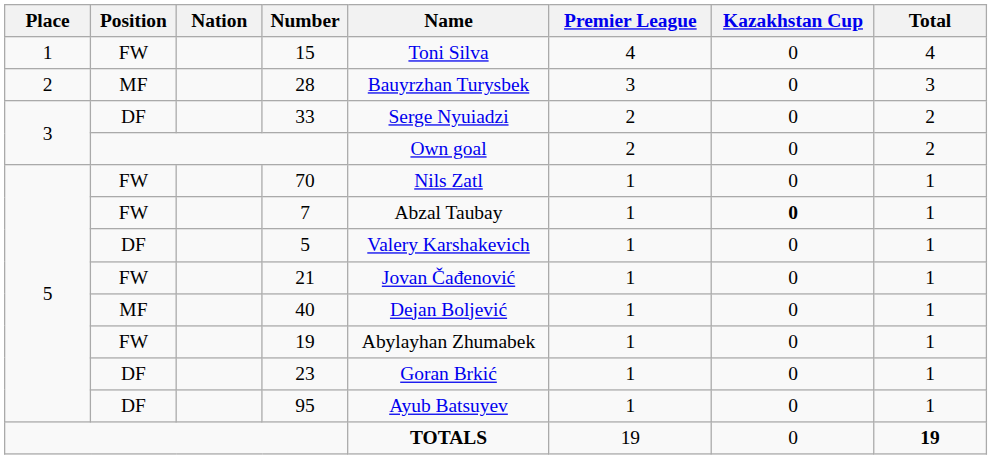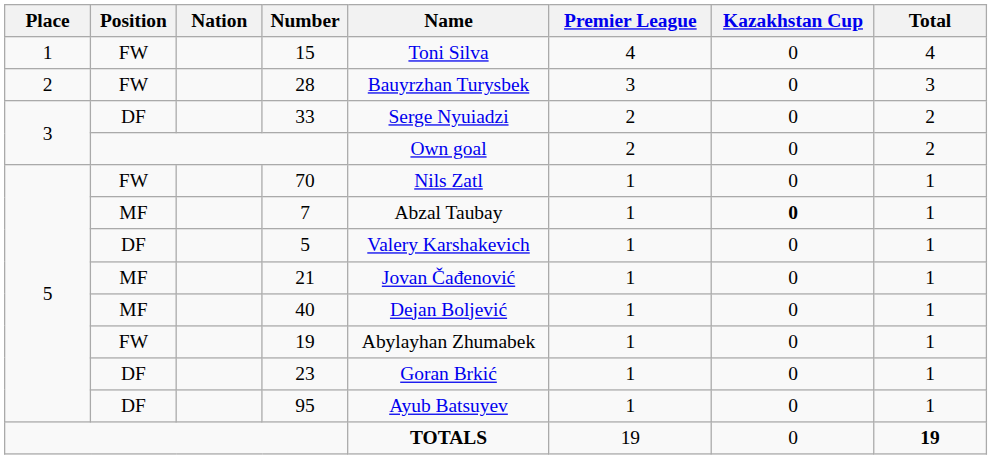(133, 84) MF -> (133, 84) FW
(133, 213) FW -> (133, 213) MF
(133, 277) FW -> (133, 277) MF
